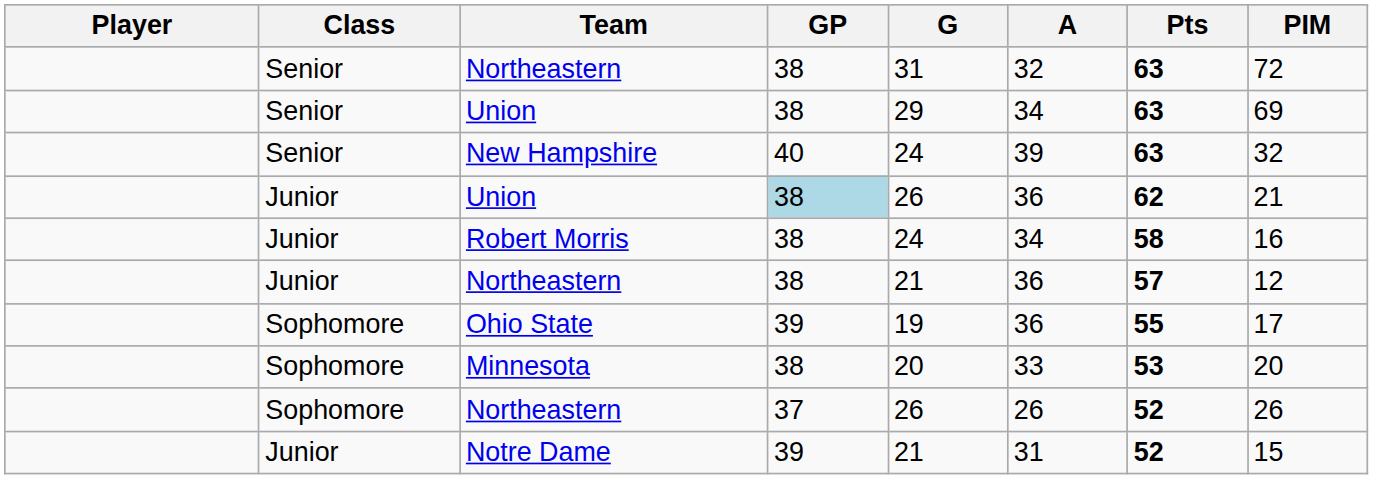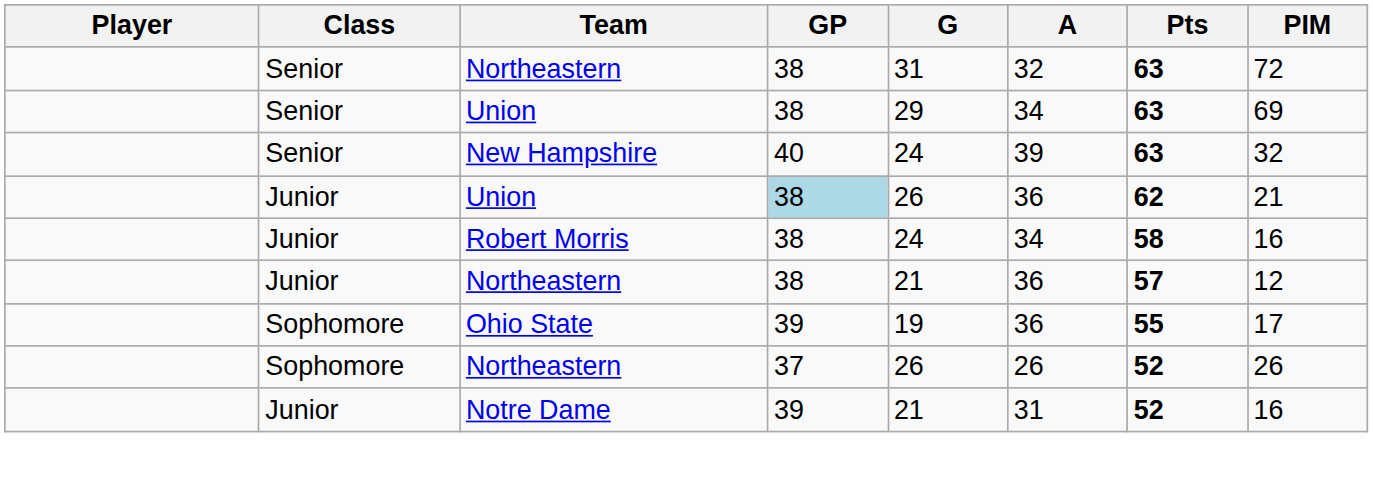- row: (335, 366)
(1269, 452) 15 -> (1269, 409) 16
